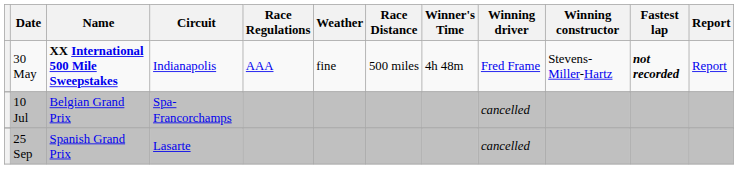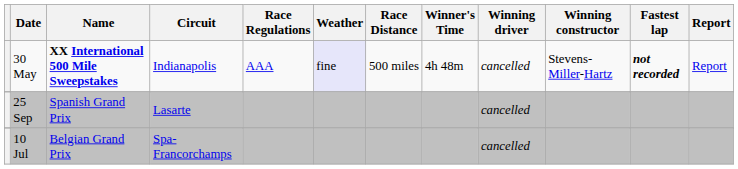(326, 66) no background -> (326, 66) lavender background
(511, 66) Fred Frame -> (505, 66) cancelled
rows swapped: (21, 110) <-> (23, 146)
